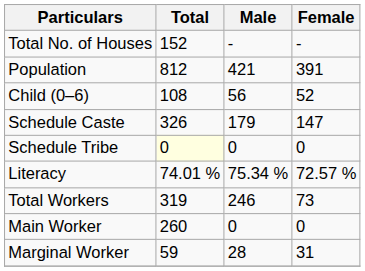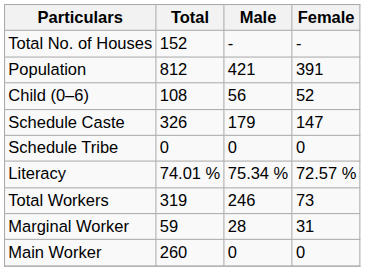(164, 148) lightyellow background -> (164, 148) no background
rows swapped: (55, 226) <-> (69, 252)
